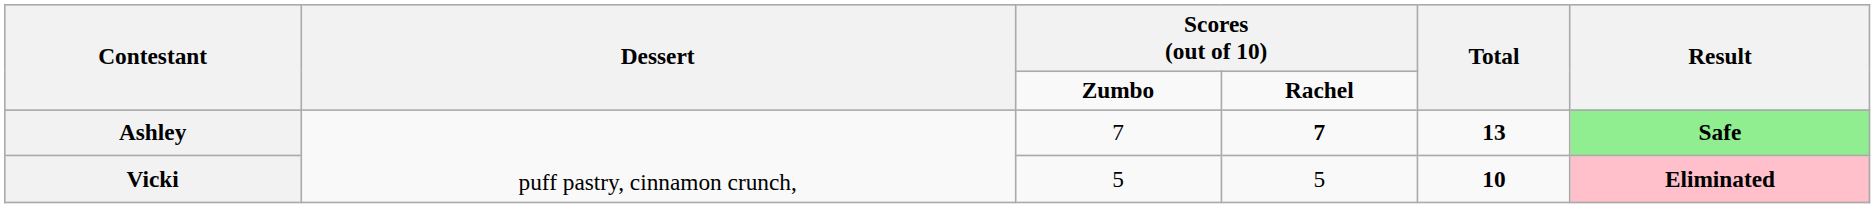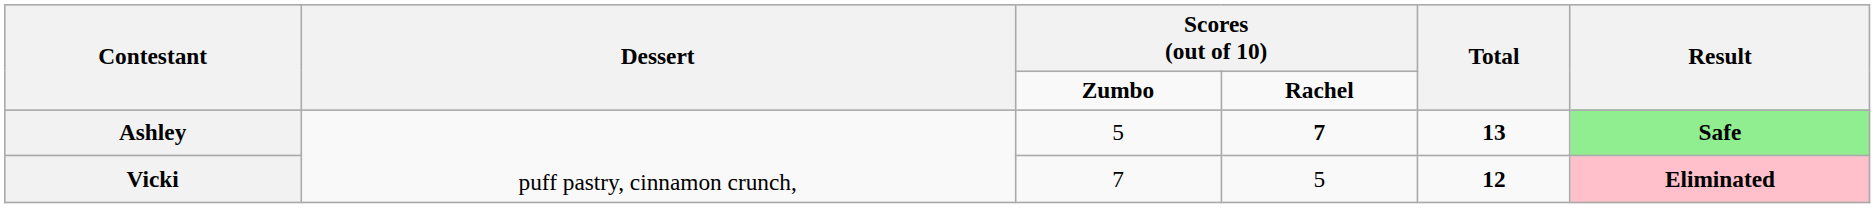(1118, 132) 7 -> (1118, 132) 5
(1118, 179) 5 -> (1118, 179) 7
(1494, 179) 10 -> (1494, 179) 12
